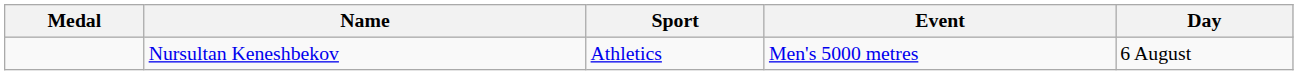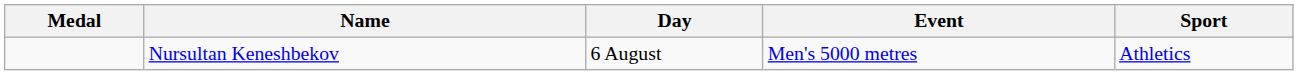columns swapped: (675, 20) <-> (1204, 20)
